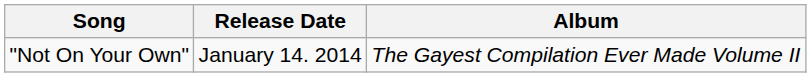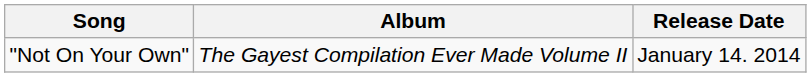columns swapped: (586, 21) <-> (280, 21)
